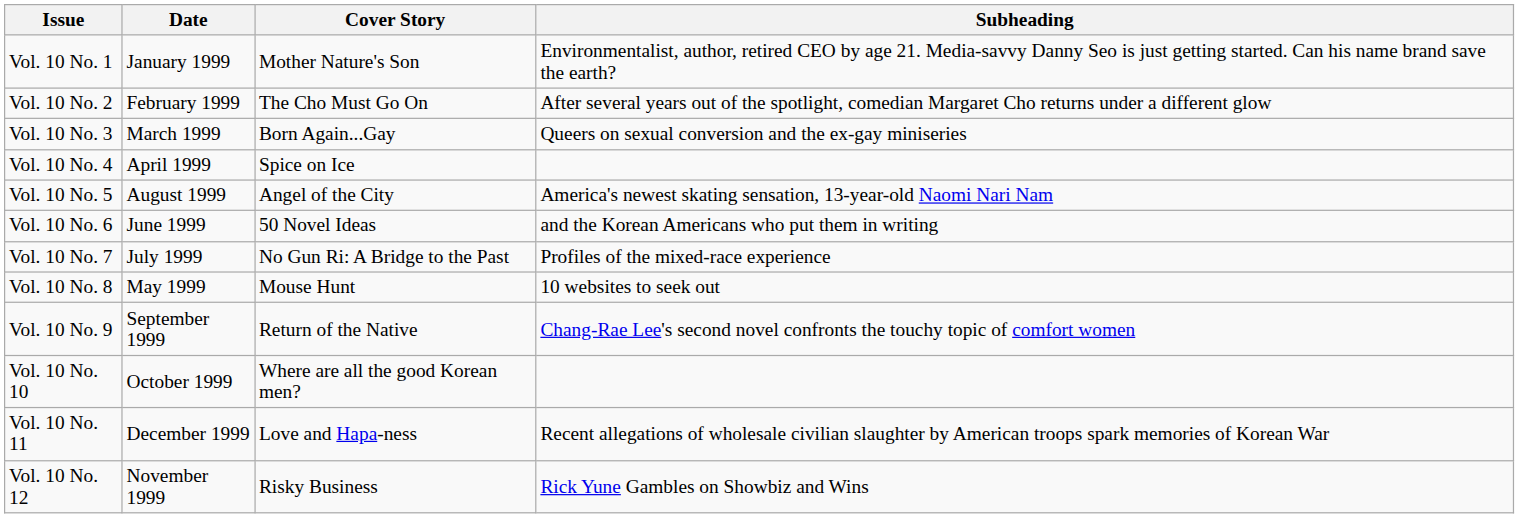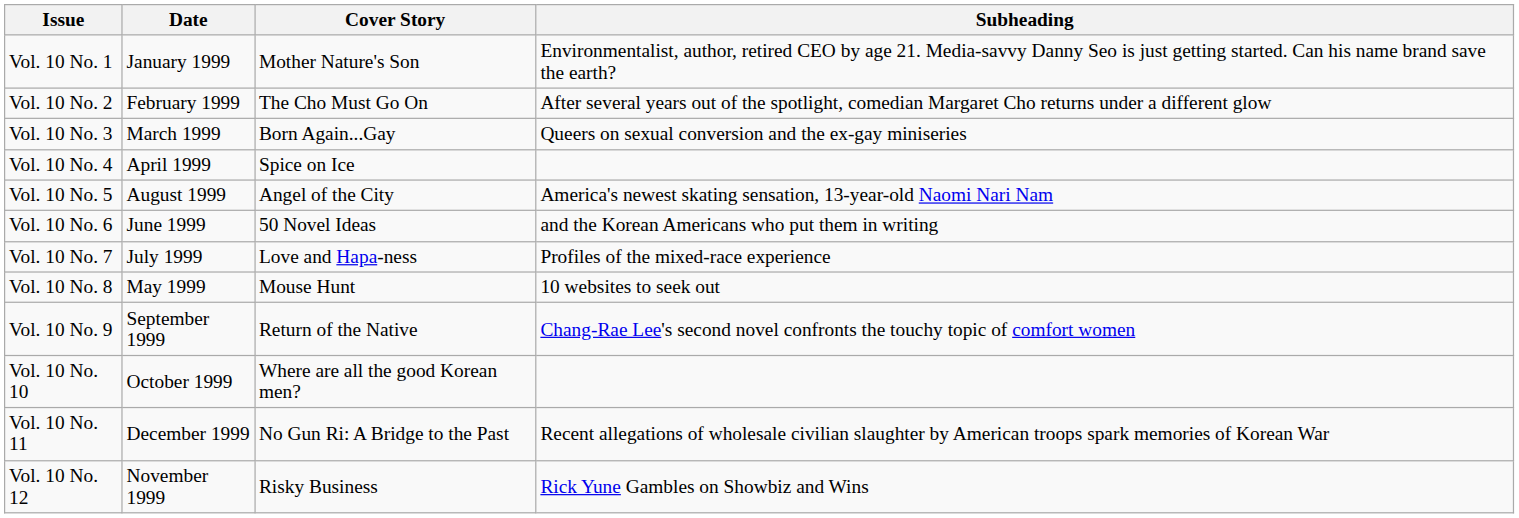(384, 256) No Gun Ri: A Bridge to the Past -> (338, 256) Love and Hapa-ness
(338, 433) Love and Hapa-ness -> (384, 433) No Gun Ri: A Bridge to the Past
